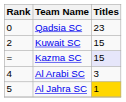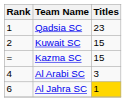(9, 27) 0 -> (9, 27) 1
(99, 58) lavender background -> (99, 58) no background
(9, 89) 5 -> (9, 89) 6
